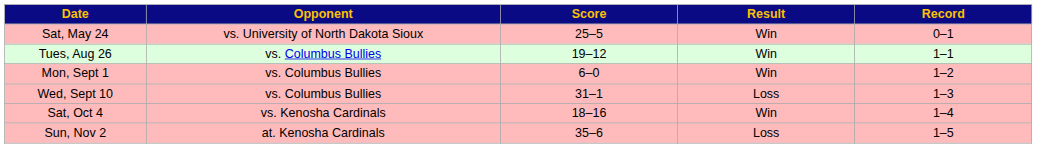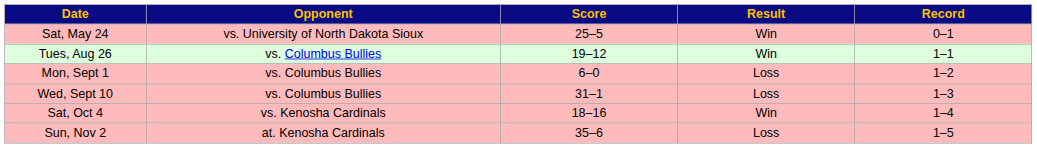(766, 73) Win -> (766, 73) Loss
